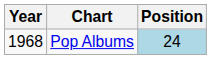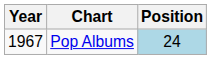(26, 41) 1968 -> (26, 41) 1967
